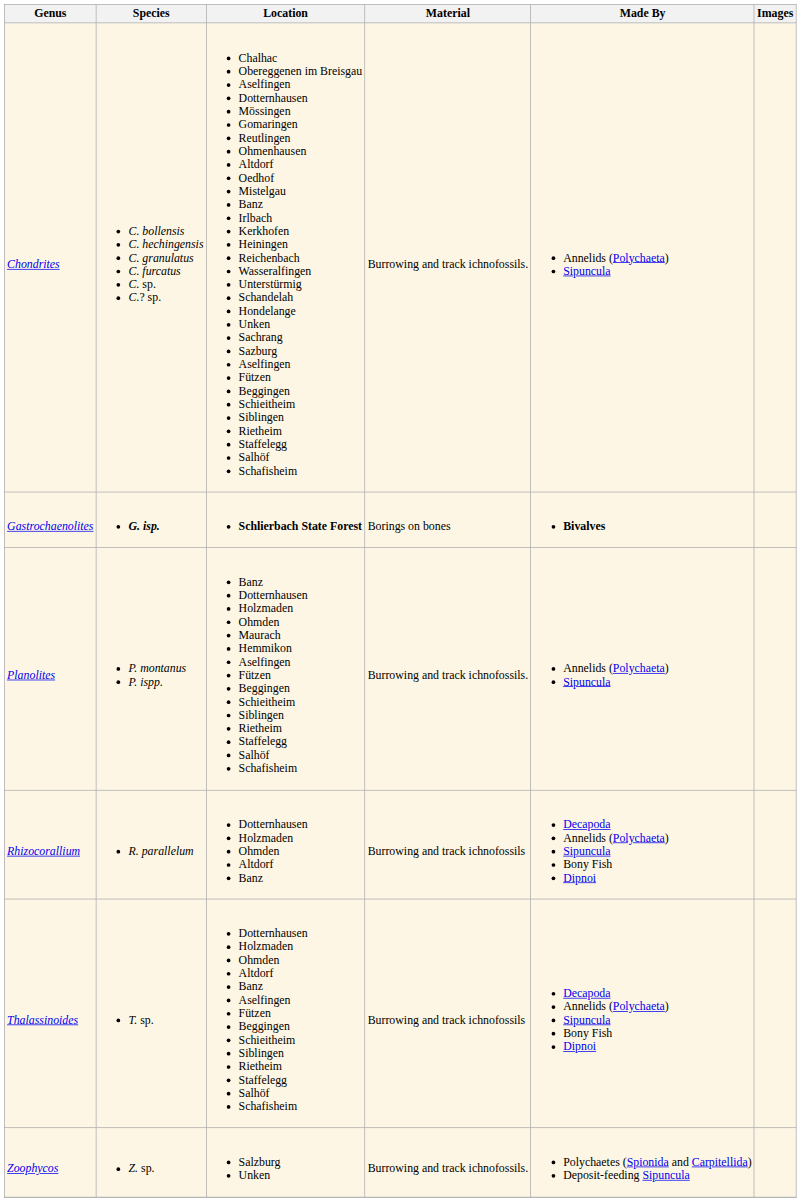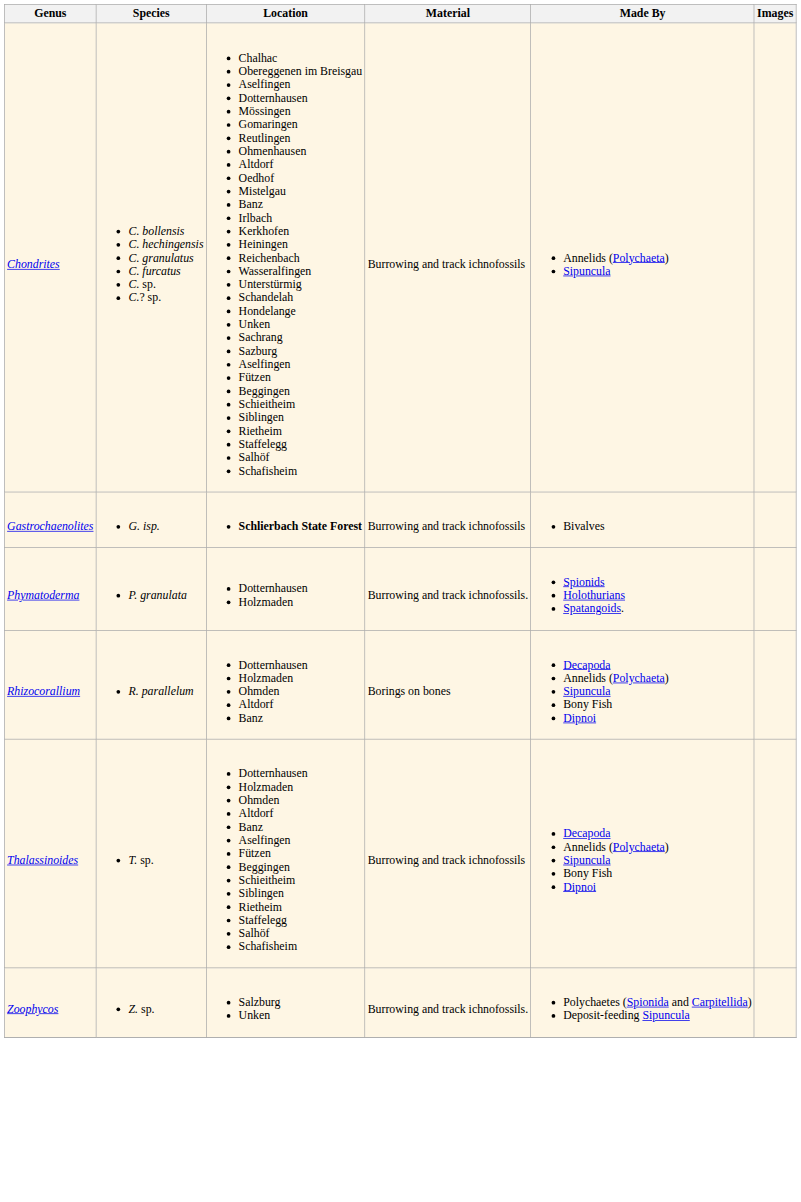(448, 264) Burrowing and track ichnofossils. -> (446, 264) Burrowing and track ichnofossils
(151, 526) bold -> (151, 526) normal
(409, 526) Borings on bones -> (446, 526) Burrowing and track ichnofossils
(643, 526) bold -> (643, 526) normal
- row: (31, 675)
+ row: (43, 595)
(446, 851) Burrowing and track ichnofossils -> (409, 691) Borings on bones
